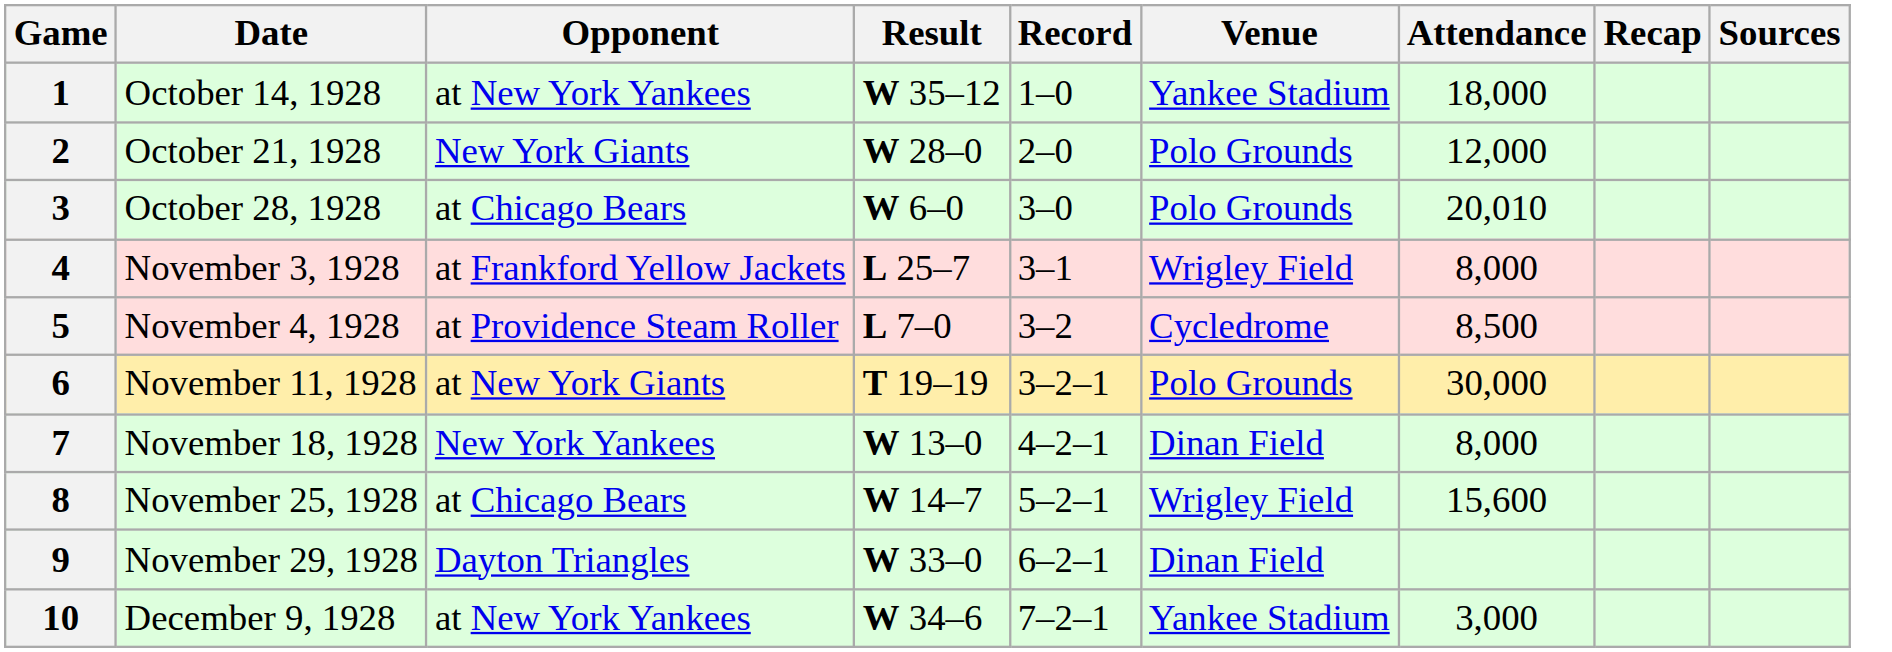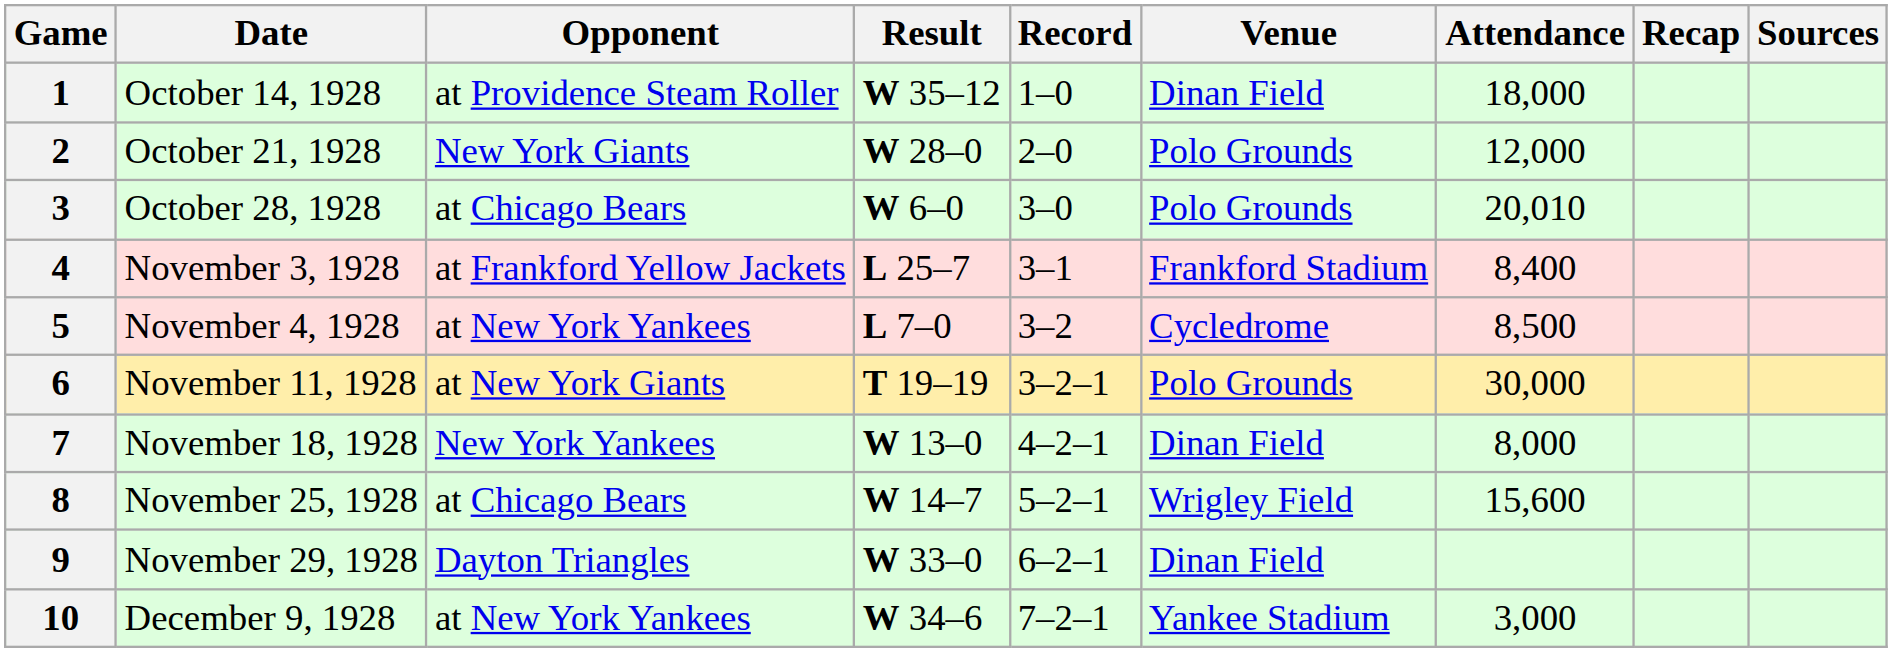(593, 92) at New York Yankees -> (637, 92) at Providence Steam Roller
(1269, 92) Yankee Stadium -> (1237, 92) Dinan Field
(1251, 267) Wrigley Field -> (1289, 267) Frankford Stadium
(1497, 267) 8,000 -> (1535, 267) 8,400
(637, 325) at Providence Steam Roller -> (593, 325) at New York Yankees
